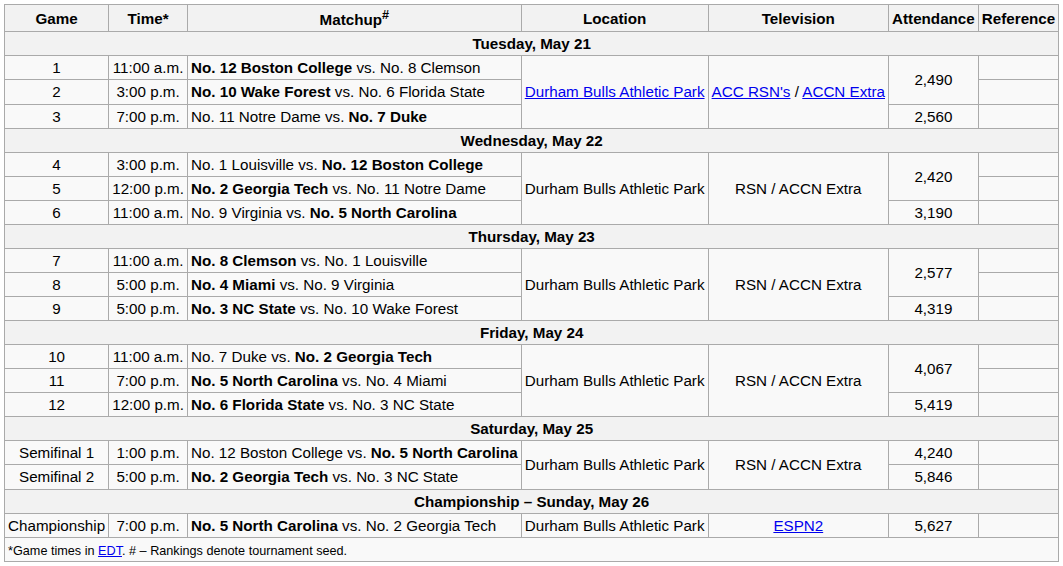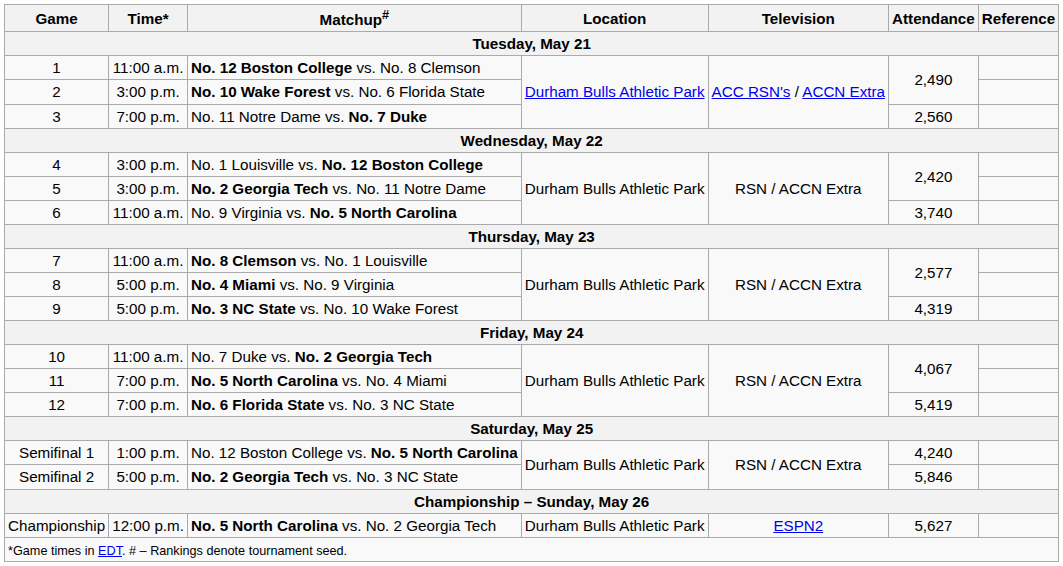(148, 188) 12:00 p.m. -> (148, 188) 3:00 p.m.
(933, 212) 3,190 -> (933, 212) 3,740
(148, 405) 12:00 p.m. -> (148, 405) 7:00 p.m.
(148, 525) 7:00 p.m. -> (148, 525) 12:00 p.m.
